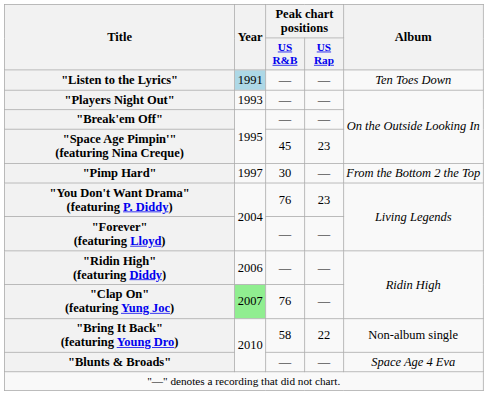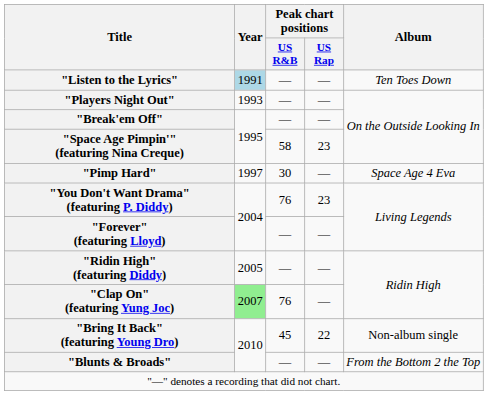(285, 146) 45 -> (285, 146) 58
(413, 173) From the Bottom 2 the Top -> (413, 173) Space Age 4 Eva
(250, 267) 2006 -> (250, 267) 2005
(285, 335) 58 -> (285, 335) 45
(413, 362) Space Age 4 Eva -> (413, 362) From the Bottom 2 the Top
